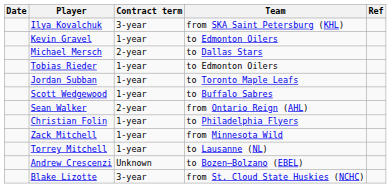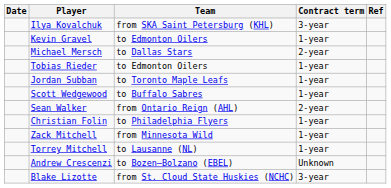columns swapped: (275, 11) <-> (149, 11)
